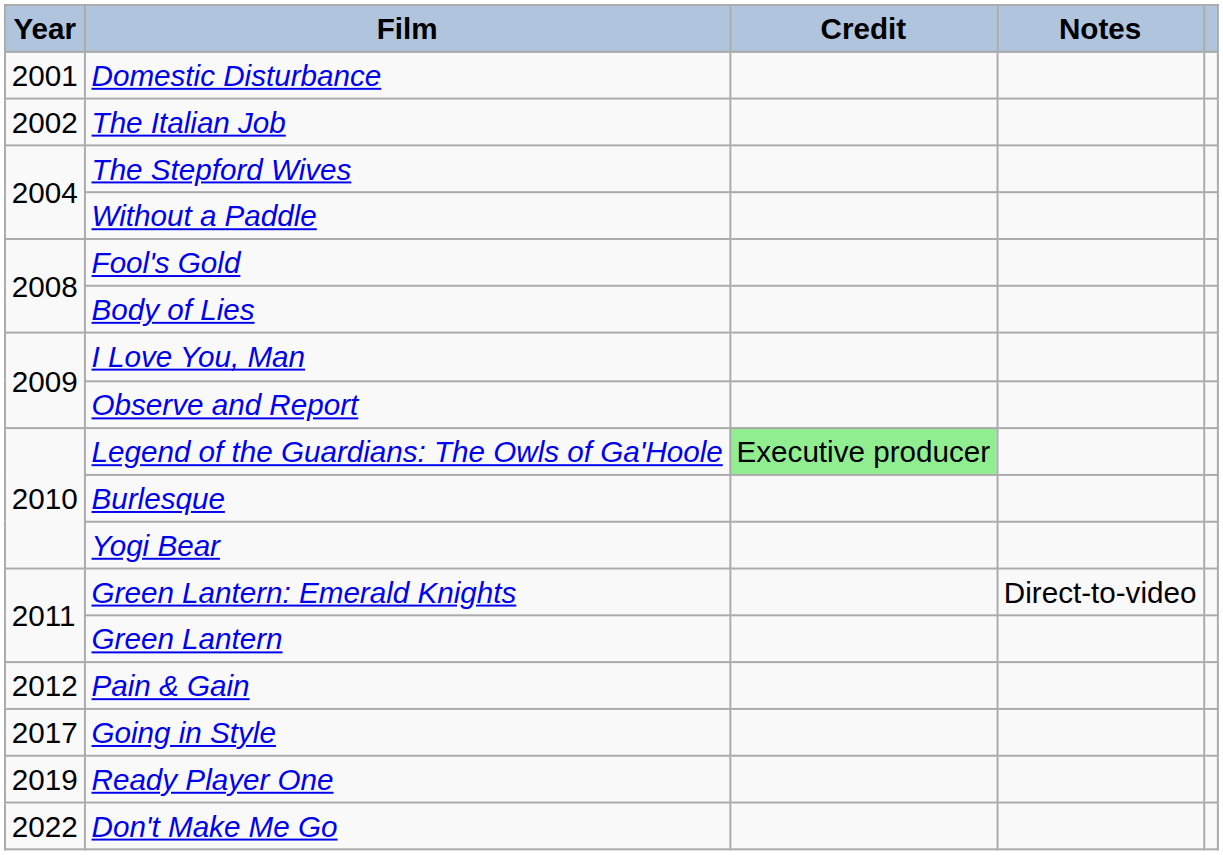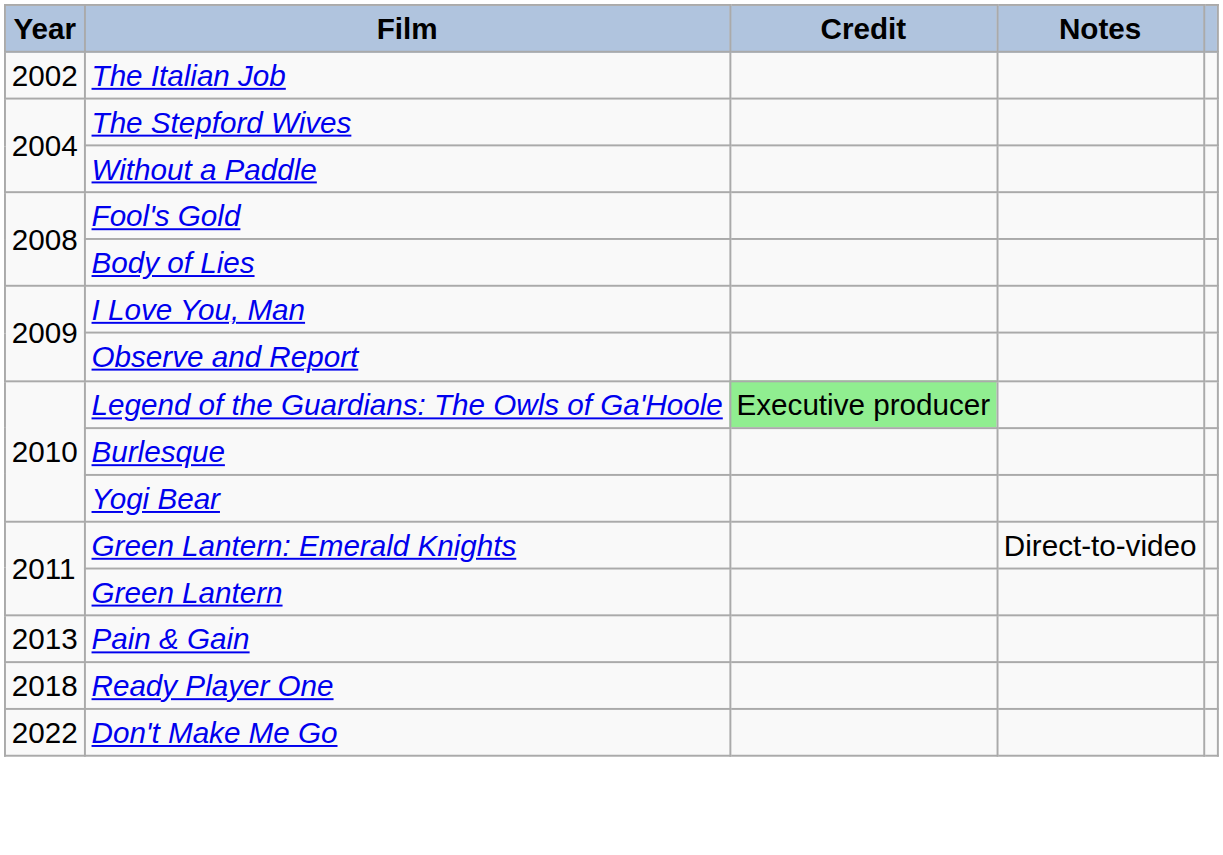- row: (236, 76)
(45, 686) 2012 -> (45, 639) 2013
- row: (184, 732)
(45, 779) 2019 -> (45, 686) 2018
